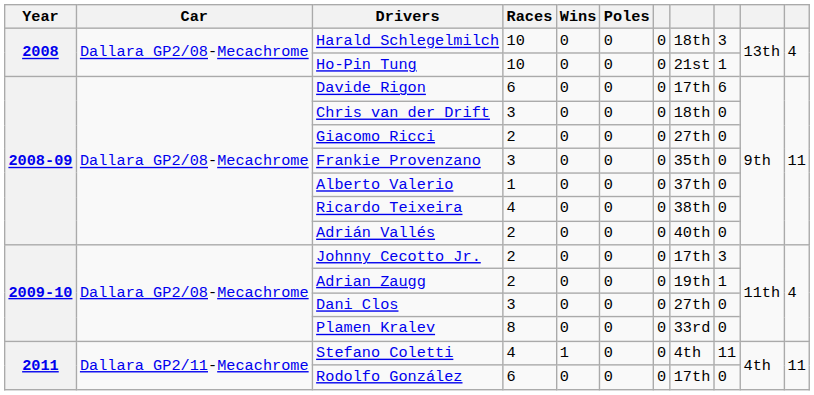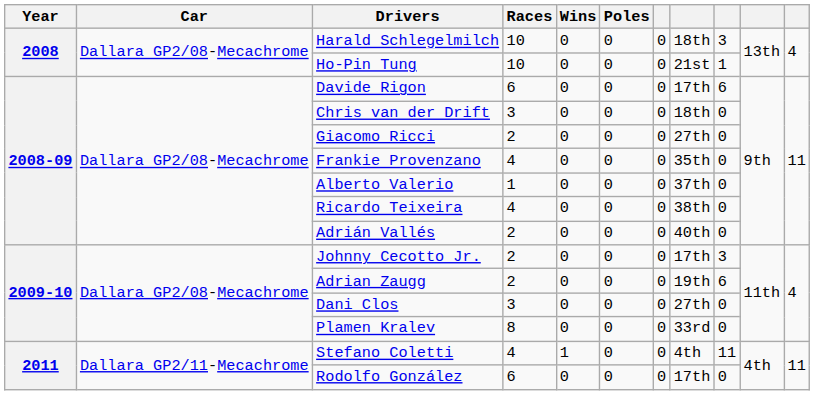(511, 161) 3 -> (511, 161) 4
(722, 281) 1 -> (722, 281) 6
